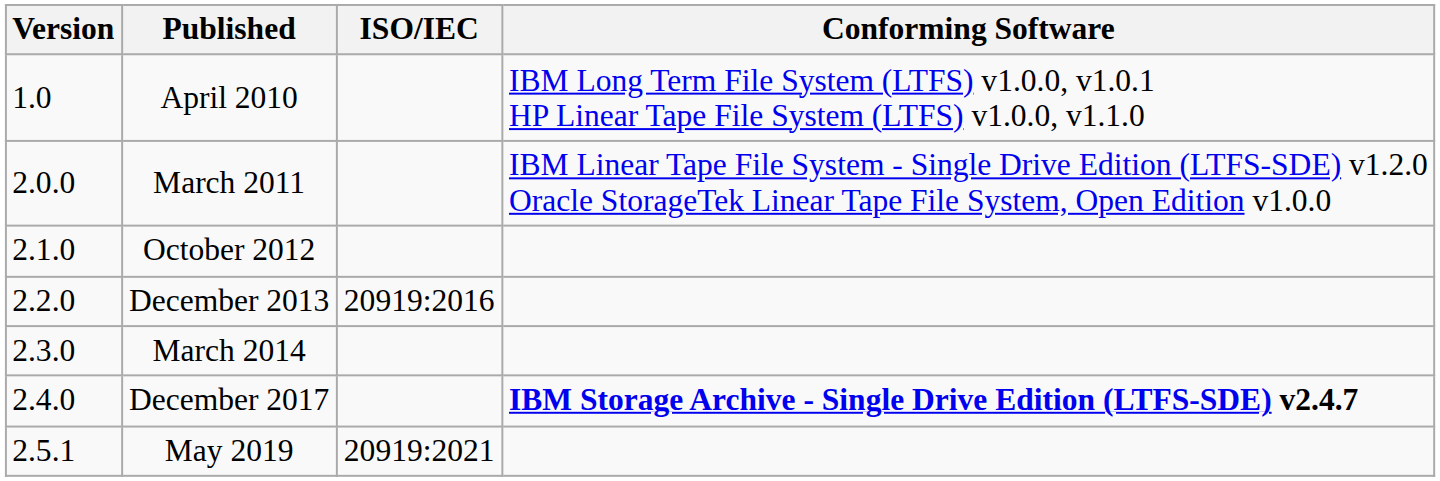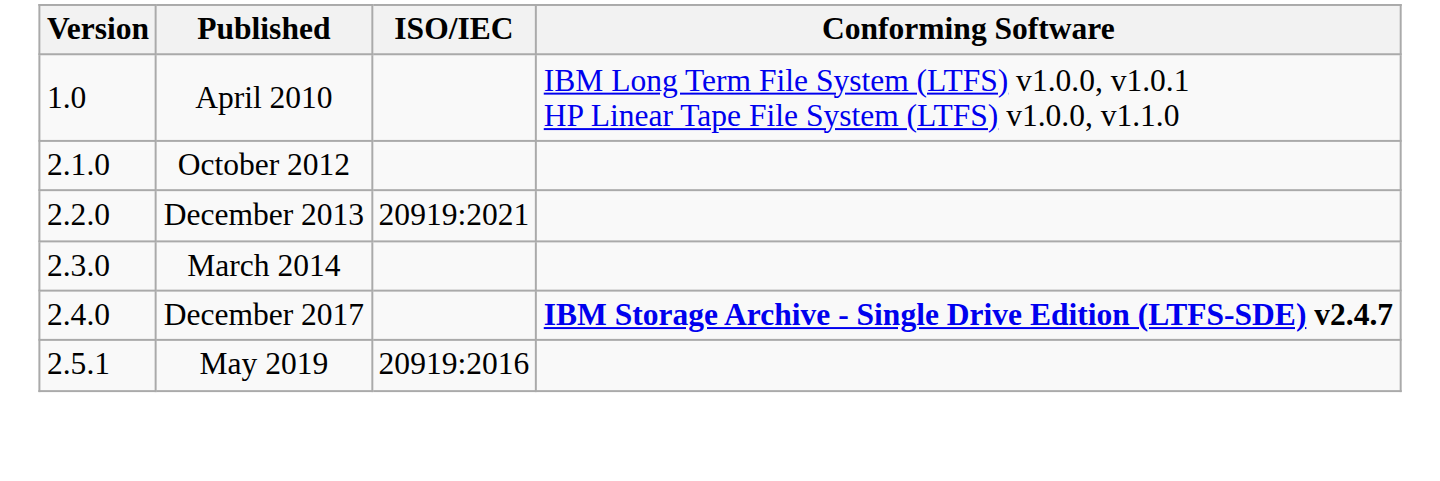- row: (229, 182)
(419, 300) 20919:2016 -> (454, 214) 20919:2021
(419, 450) 20919:2021 -> (454, 364) 20919:2016
